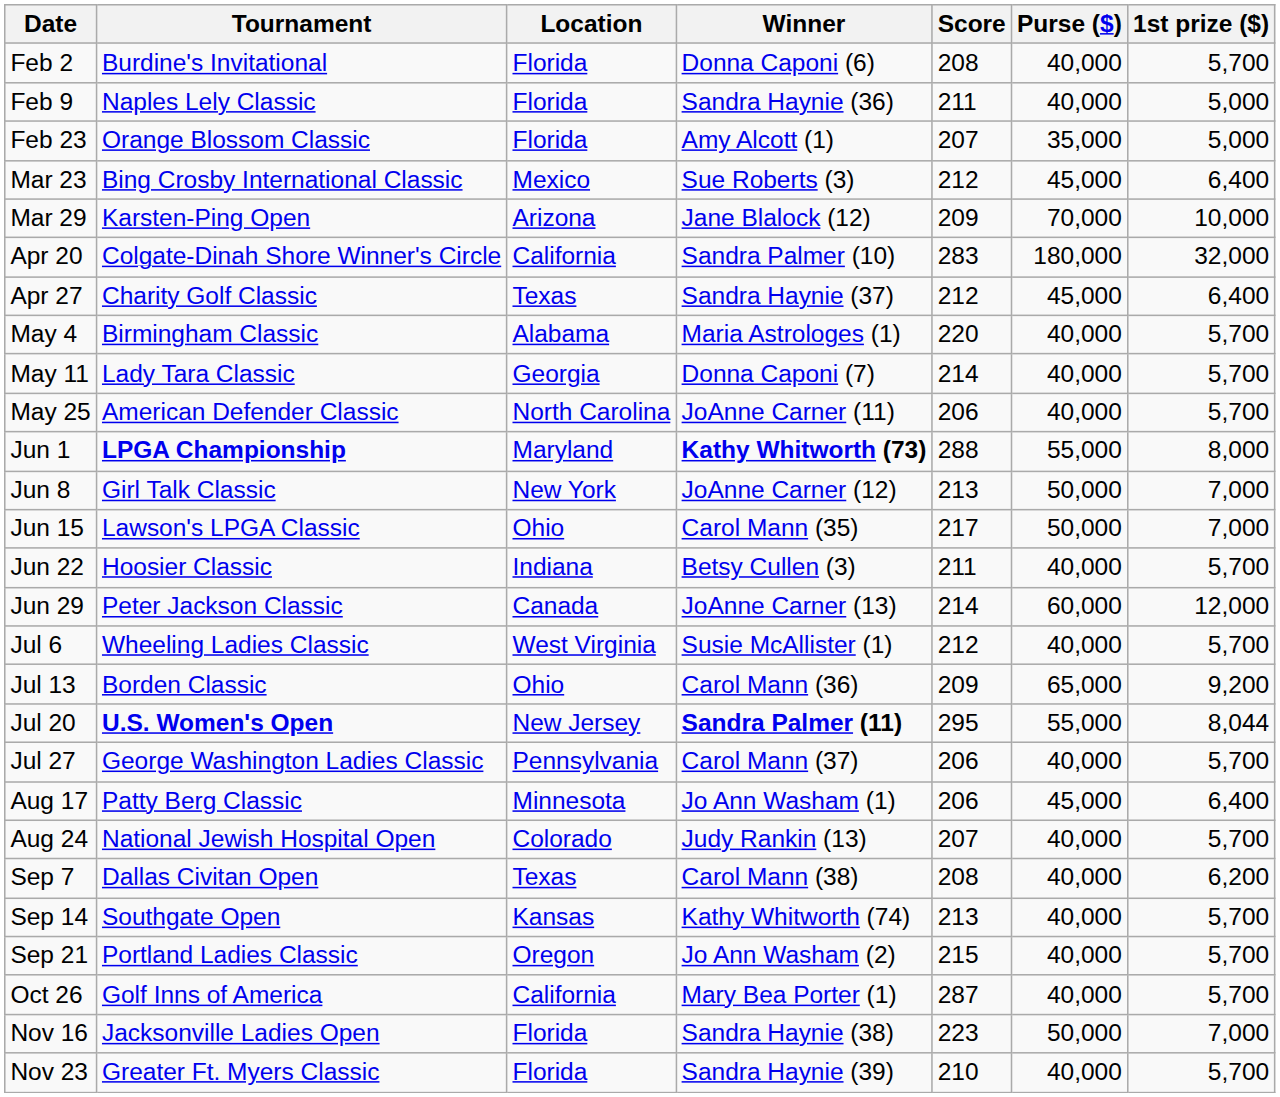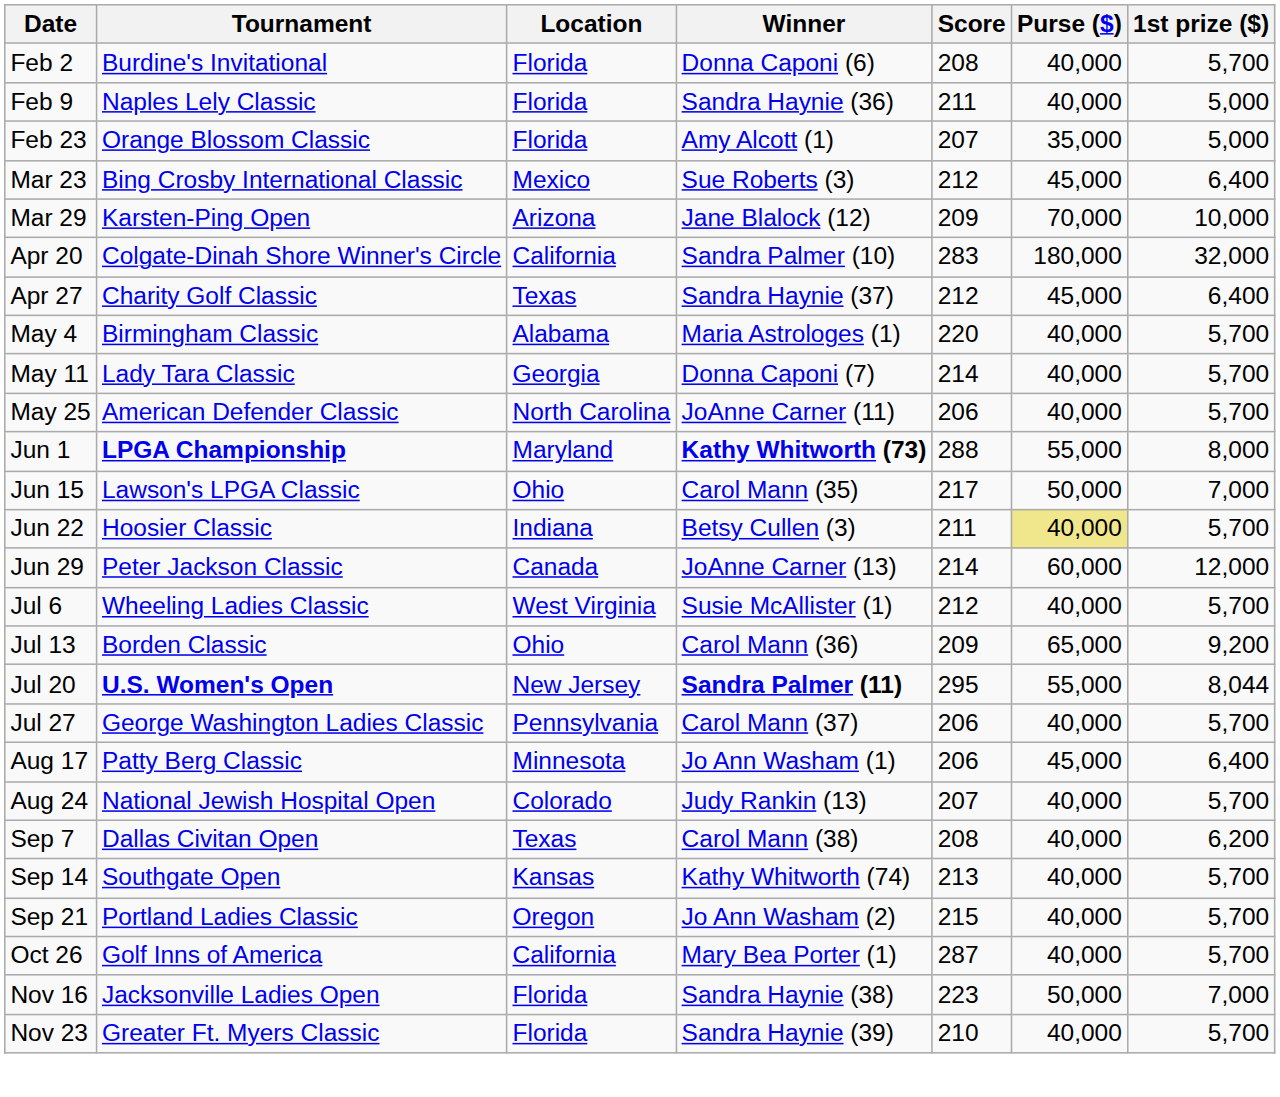- row: (40, 489)
(1084, 567) no background -> (1084, 528) khaki background
